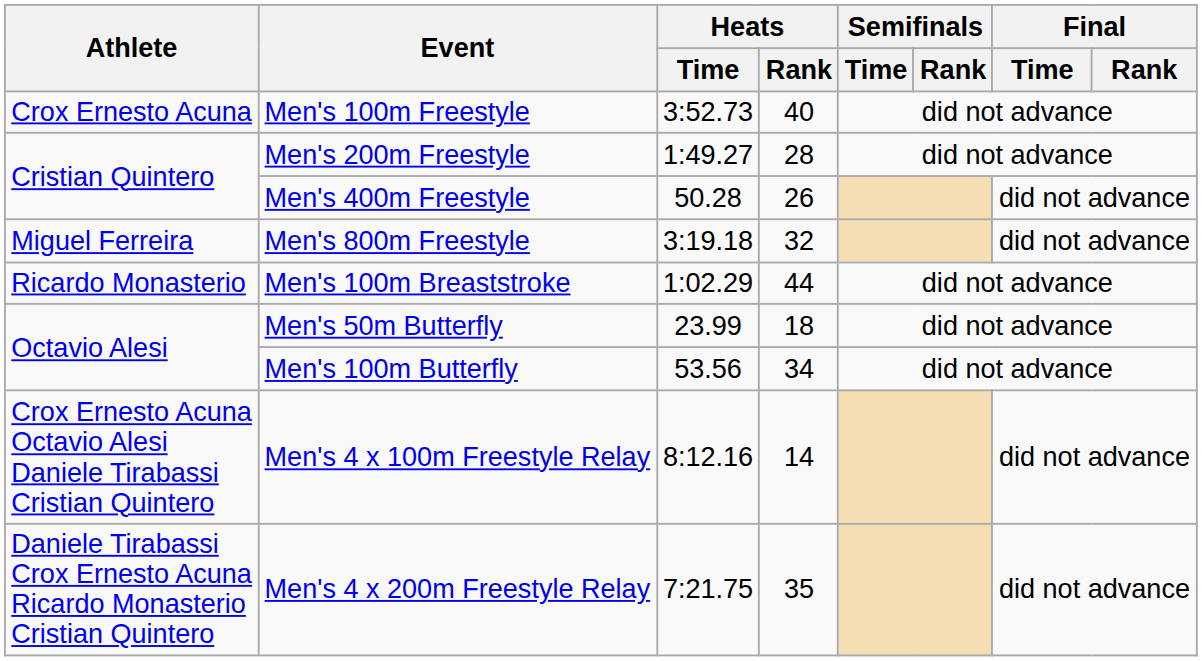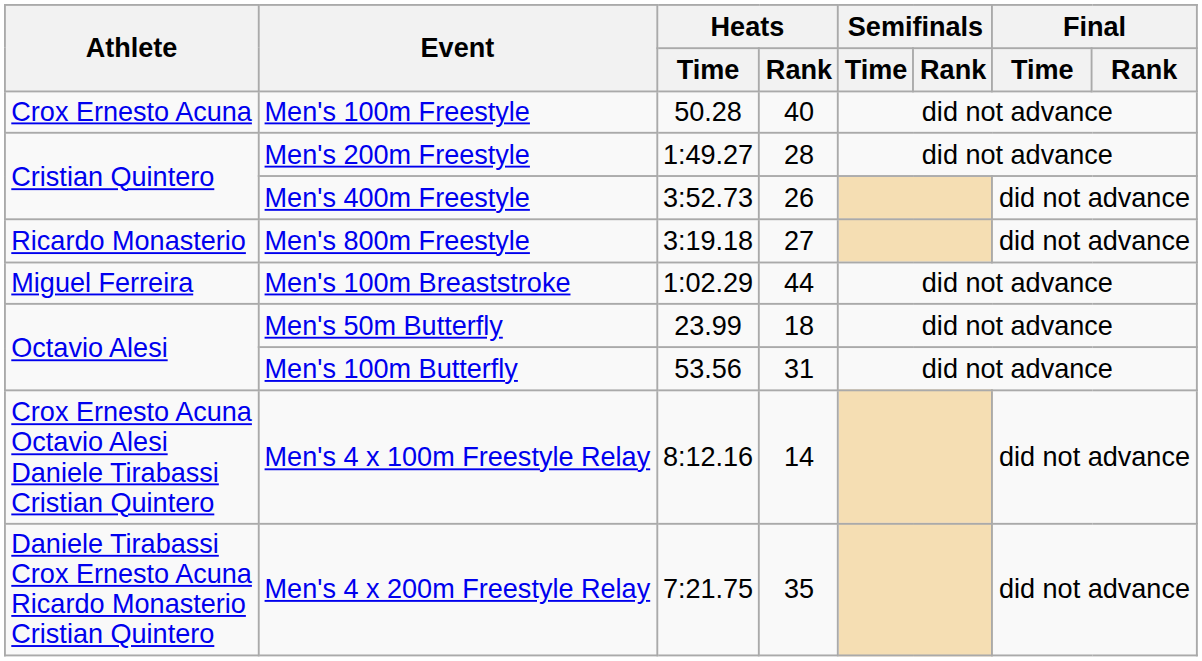(708, 112) 3:52.73 -> (708, 112) 50.28
(708, 198) 50.28 -> (708, 198) 3:52.73
(102, 241) Miguel Ferreira -> (129, 241) Ricardo Monasterio
(799, 241) 32 -> (799, 241) 27
(129, 283) Ricardo Monasterio -> (102, 283) Miguel Ferreira
(799, 369) 34 -> (799, 369) 31
